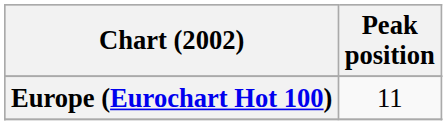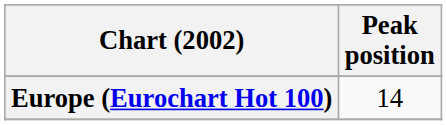(390, 97) 11 -> (390, 97) 14
